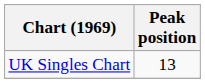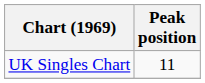(167, 64) 13 -> (167, 64) 11
